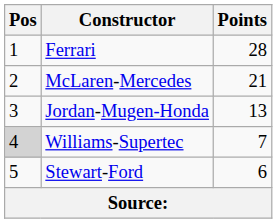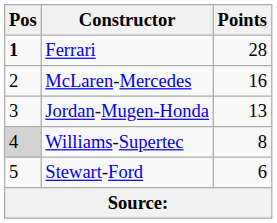(14, 50) normal -> (14, 50) bold
(258, 81) 21 -> (258, 81) 16
(262, 142) 7 -> (262, 142) 8
